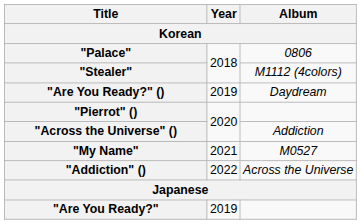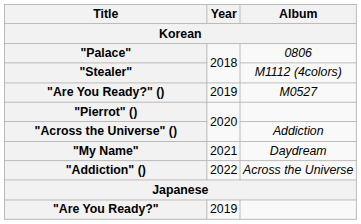(298, 92) Daydream -> (298, 92) M0527
(298, 151) M0527 -> (298, 151) Daydream
